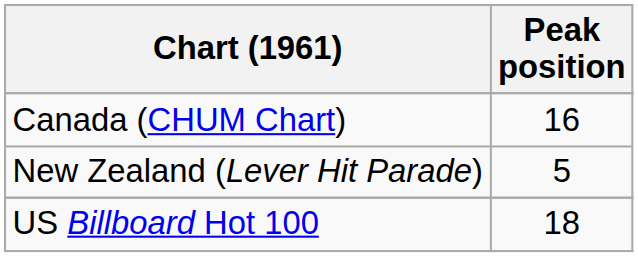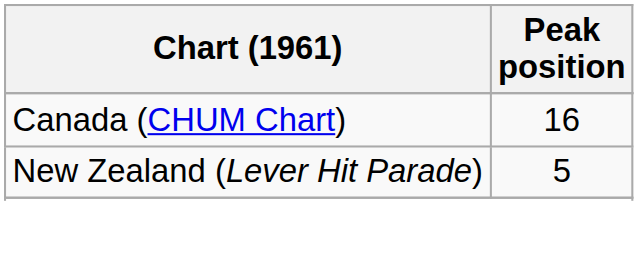- row: (166, 223)
